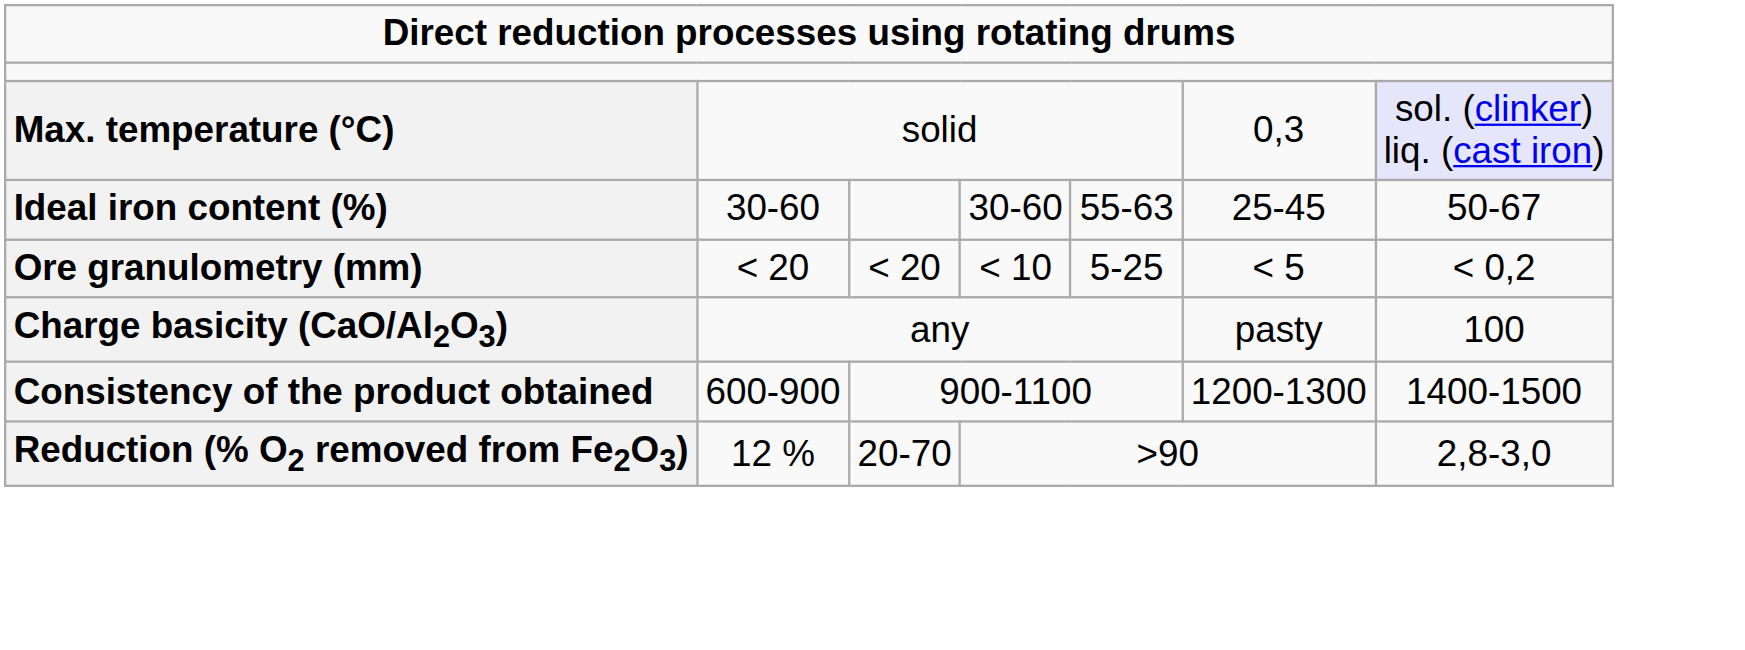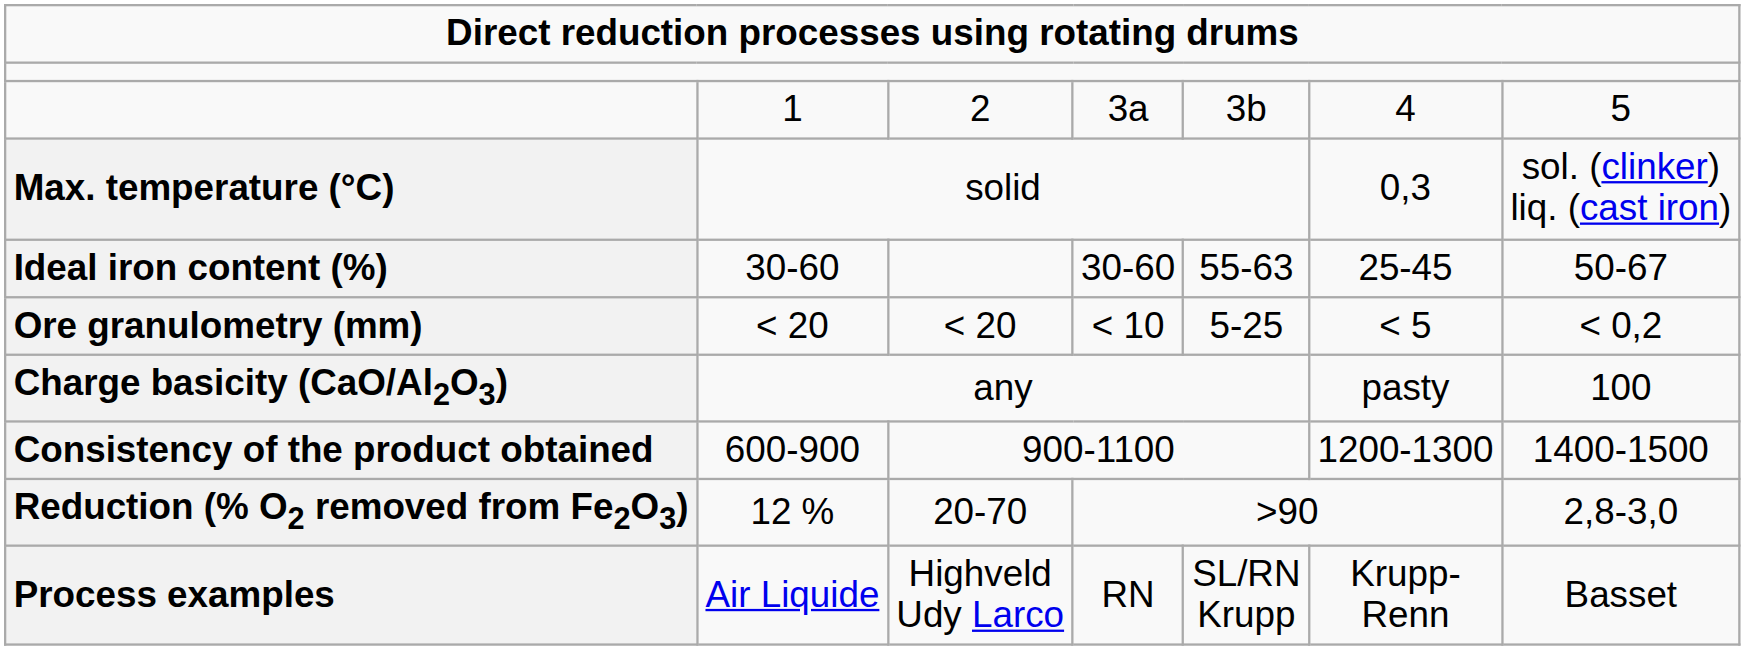+ row: (792, 109)
(1494, 129) lavender background -> (1621, 188) no background
+ row: (792, 594)
